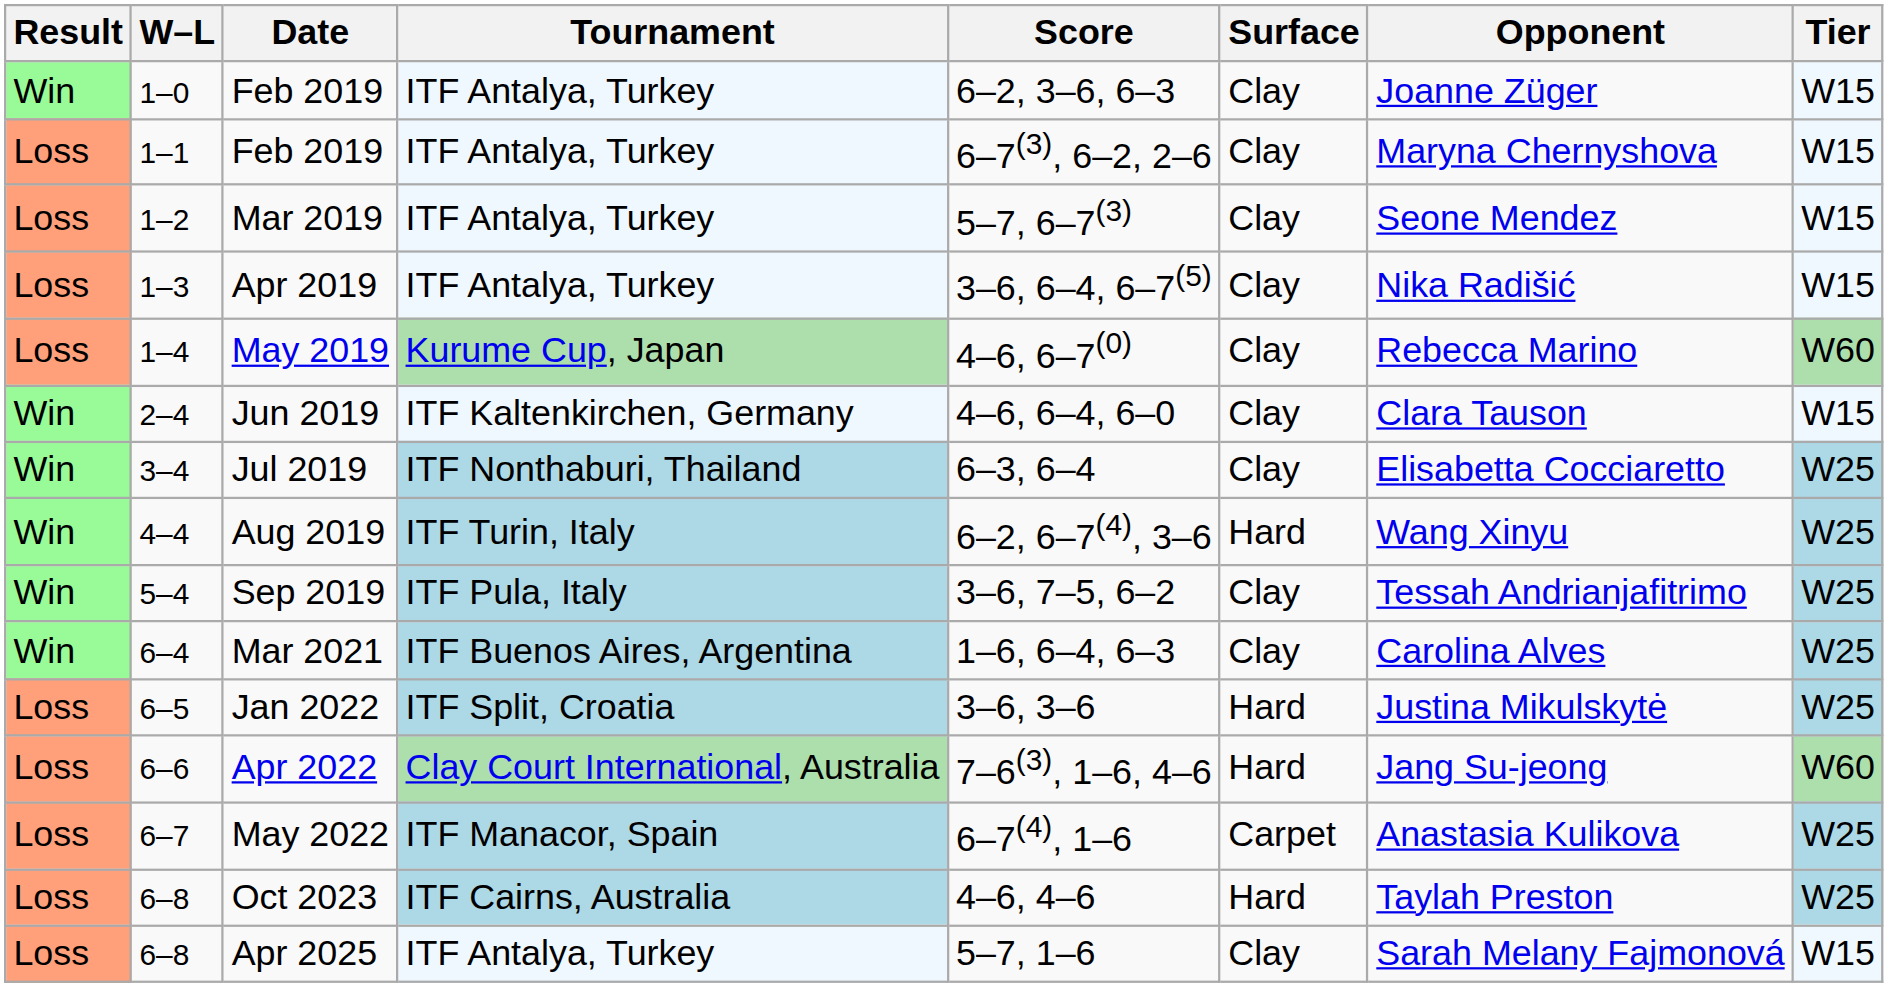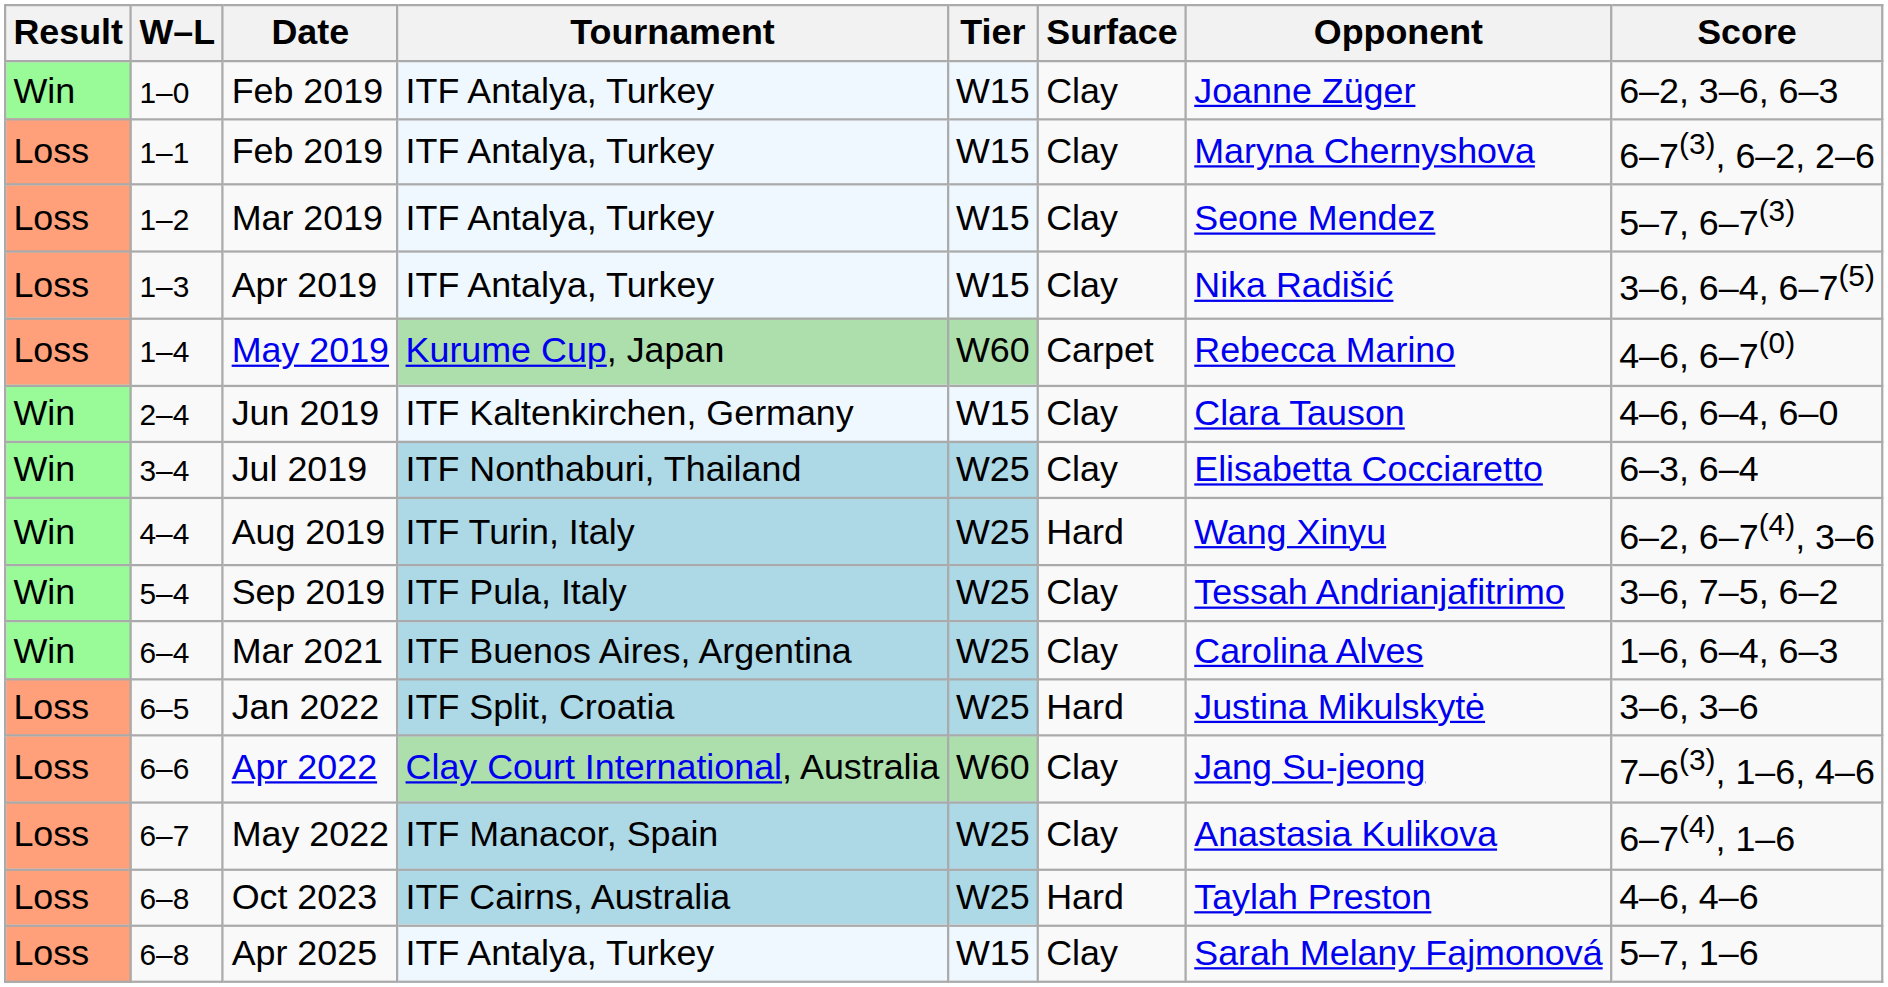columns swapped: (1838, 32) <-> (1084, 32)
(1264, 351) Clay -> (1100, 351) Carpet
(1267, 768) Hard -> (1082, 768) Clay
(1282, 834) Carpet -> (1082, 834) Clay
